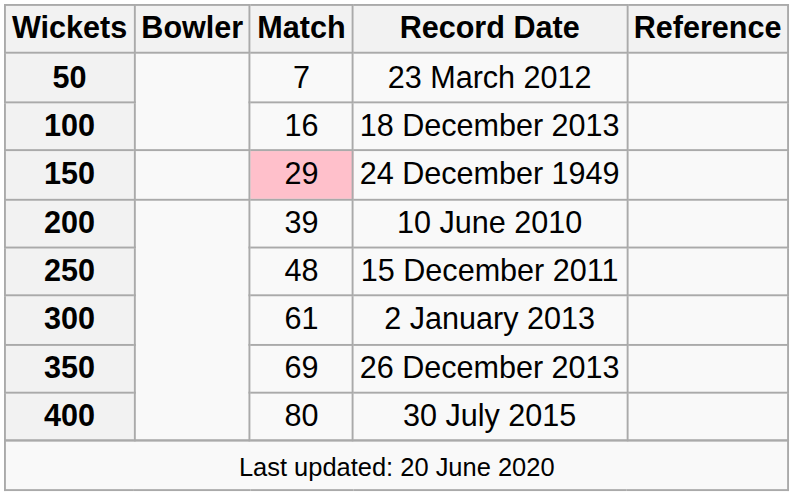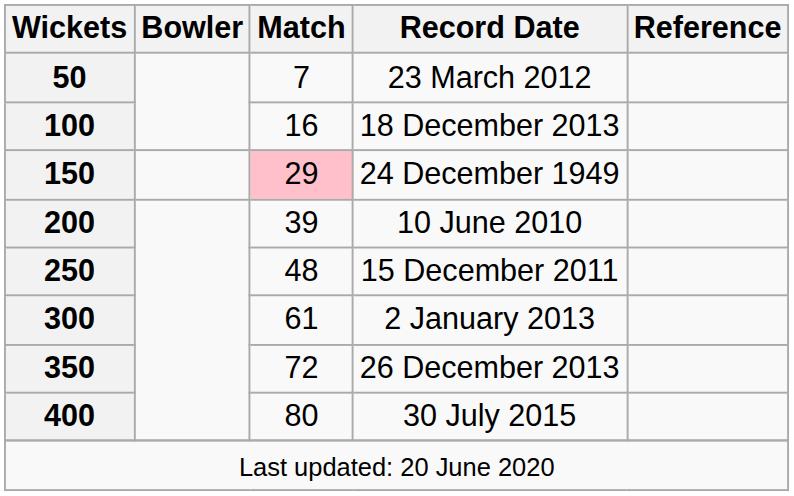(301, 367) 69 -> (301, 367) 72
